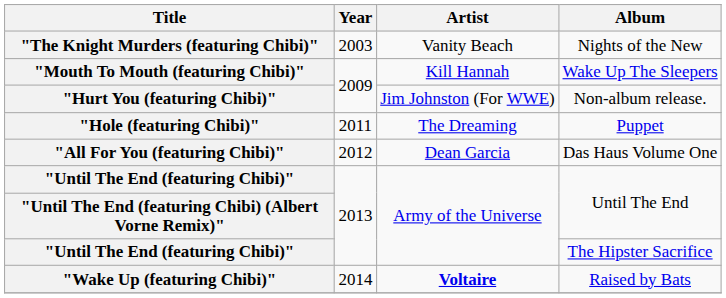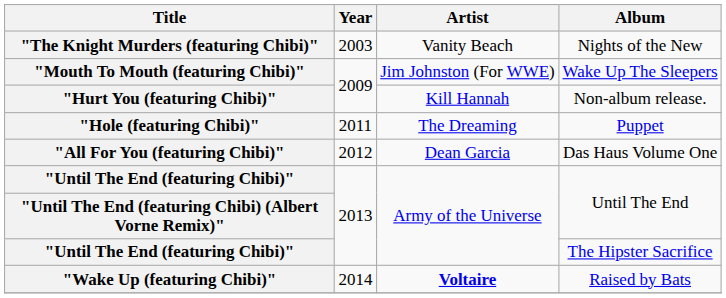(467, 71) Kill Hannah -> (467, 71) Jim Johnston (For WWE)
(467, 98) Jim Johnston (For WWE) -> (467, 98) Kill Hannah
